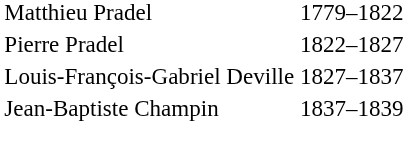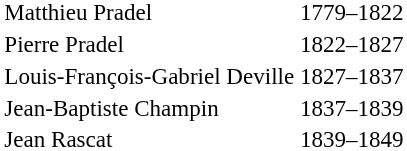+ row: (58, 139)
